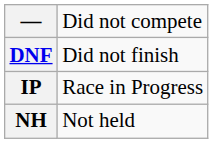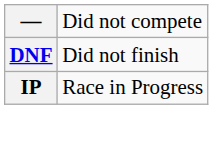- row: (31, 120)
